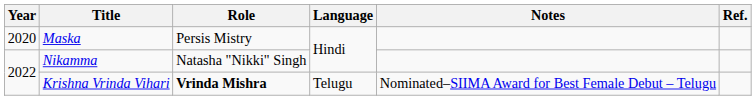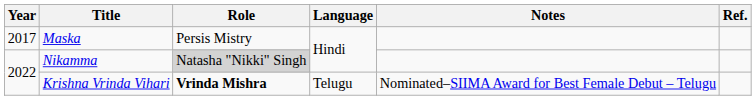(22, 38) 2020 -> (22, 38) 2017
(241, 60) no background -> (241, 60) lightgrey background
